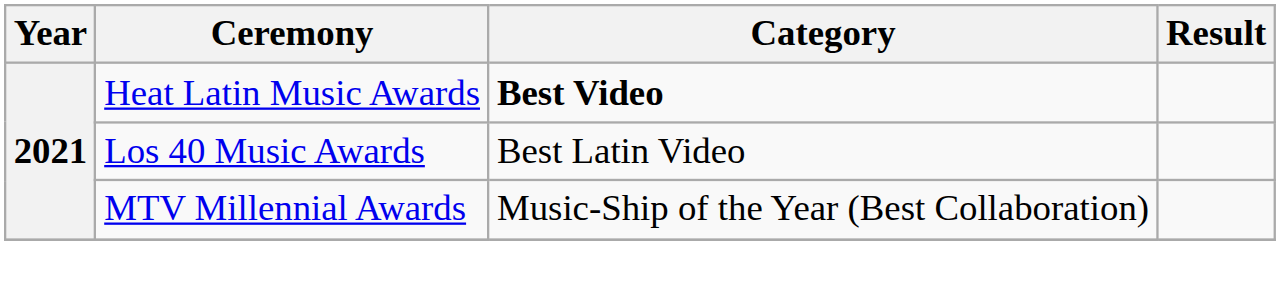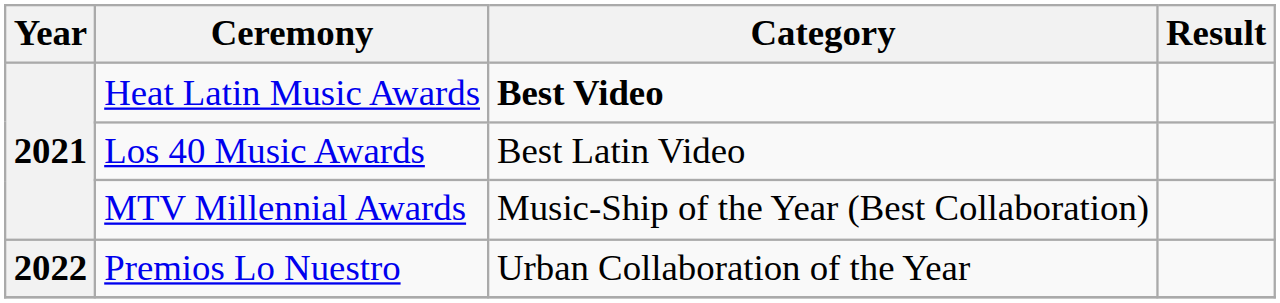+ row: (252, 267)
